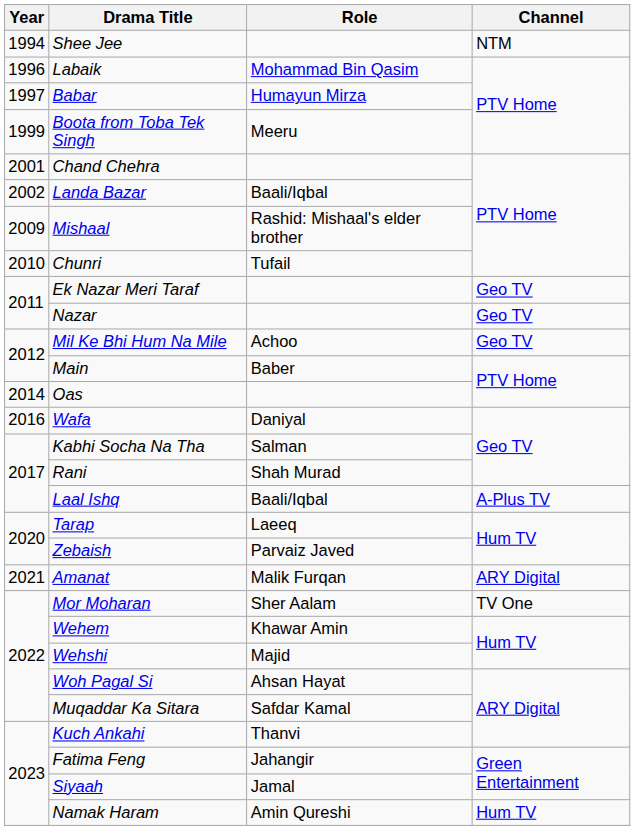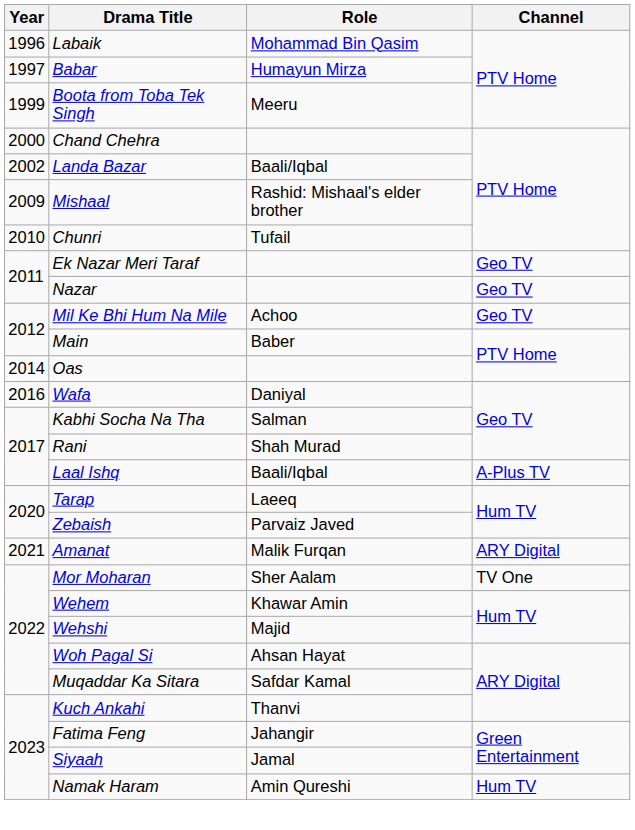- row: (87, 43)
(27, 166) 2001 -> (27, 140) 2000
